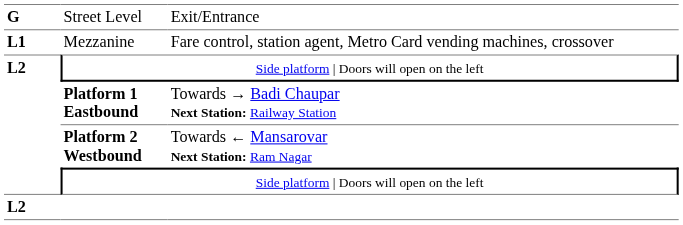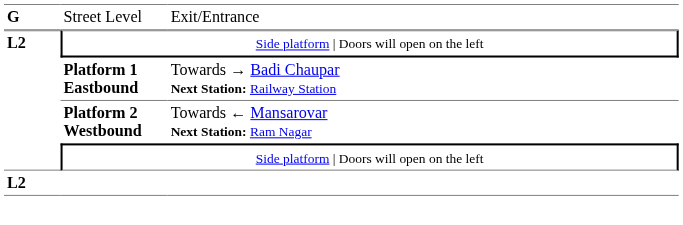- row: (99, 42)
